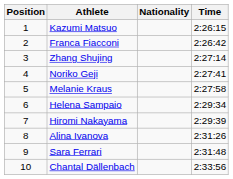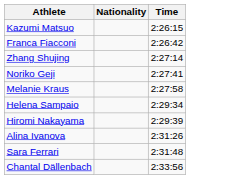- column: (26, 12)
